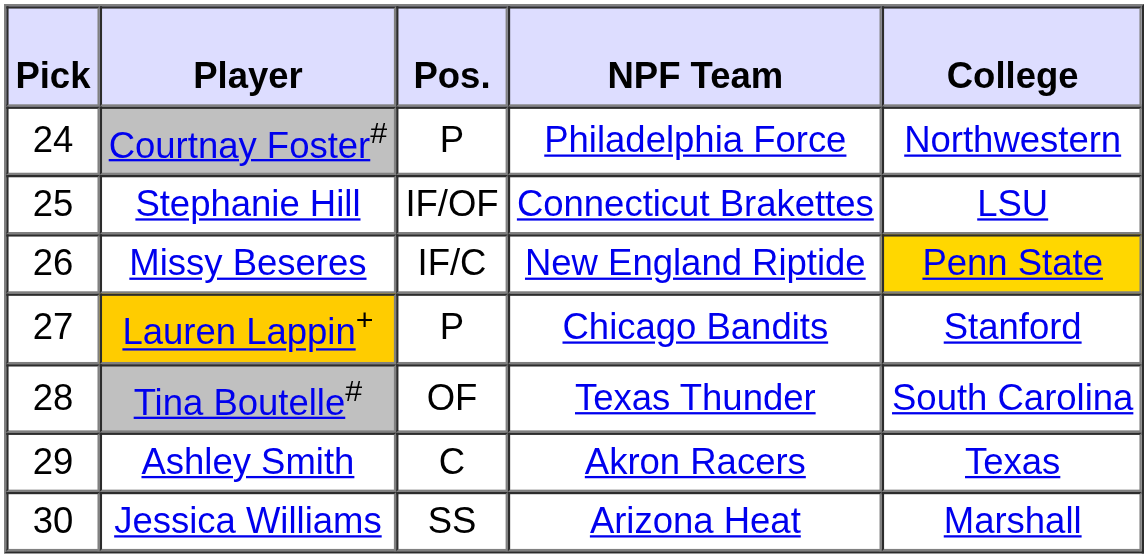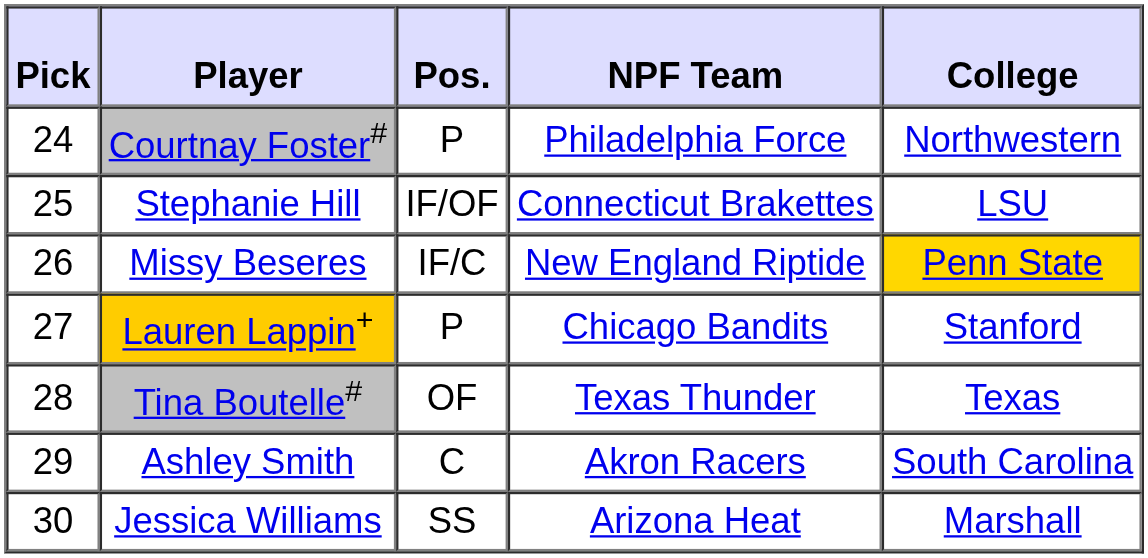(1013, 397) South Carolina -> (1013, 397) Texas
(1013, 461) Texas -> (1013, 461) South Carolina
